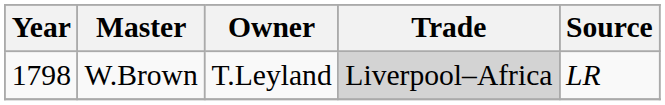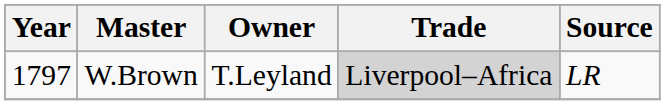(41, 74) 1798 -> (41, 74) 1797
